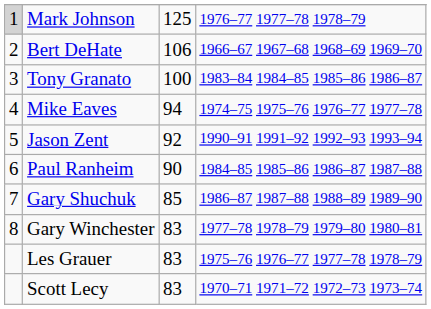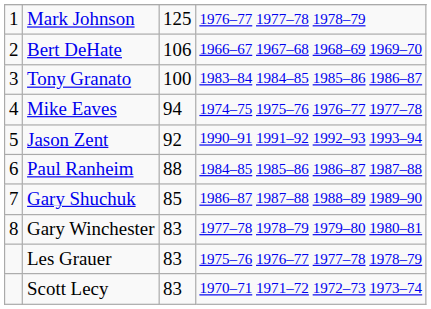(14, 19) lightgrey background -> (14, 19) no background
(173, 169) 90 -> (173, 169) 88
